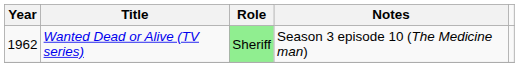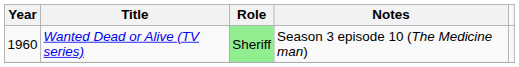(22, 44) 1962 -> (22, 44) 1960
